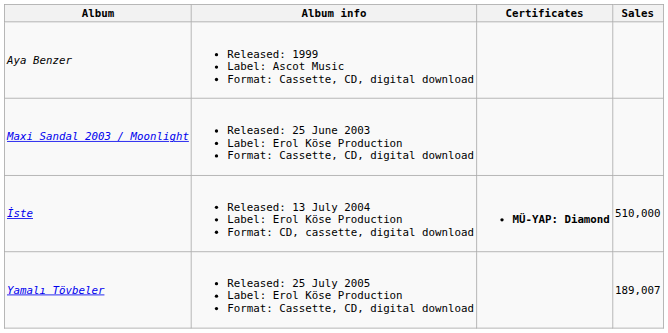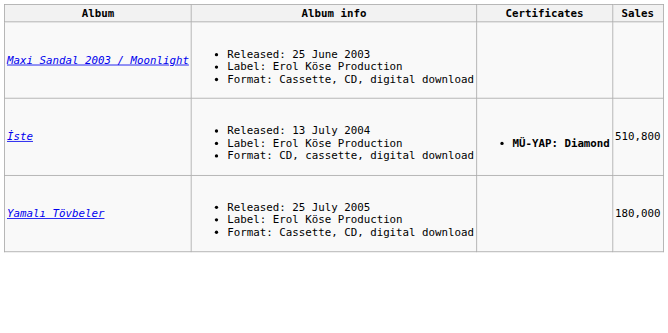- row: (39, 60)
(638, 213) 510,000 -> (638, 137) 510,800
(638, 290) 189,007 -> (638, 213) 180,000
